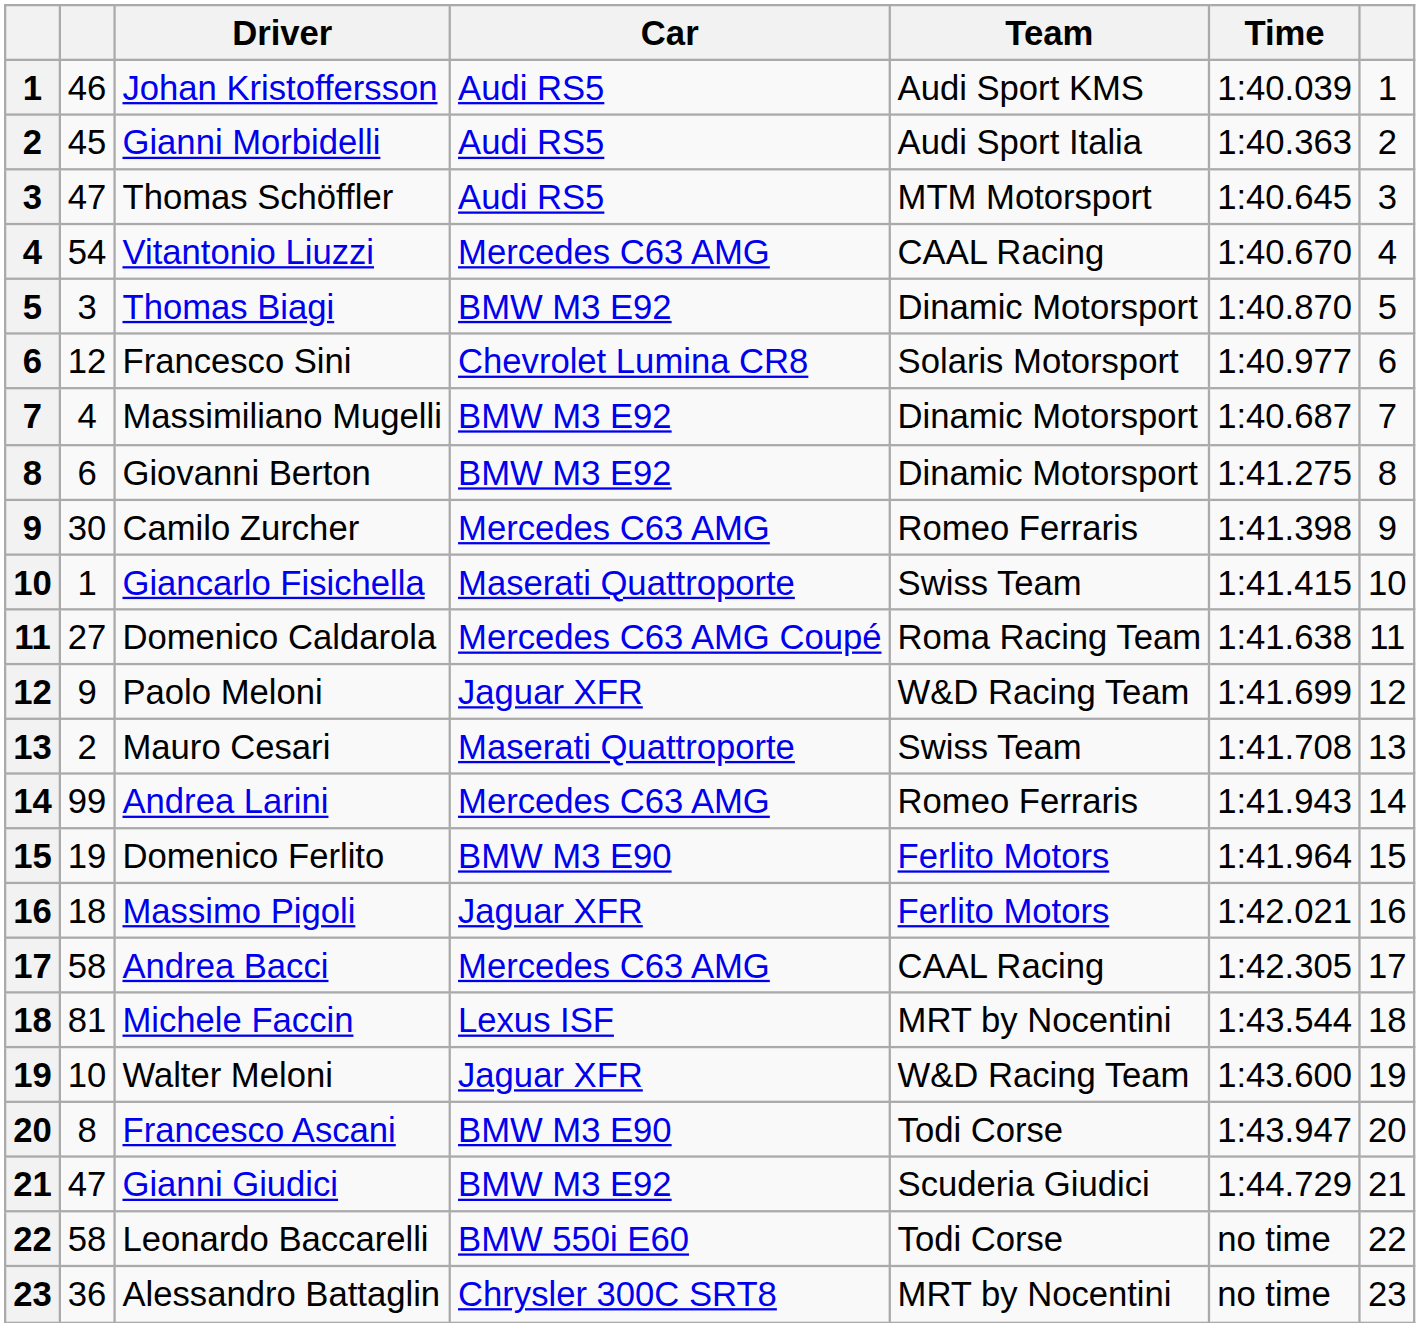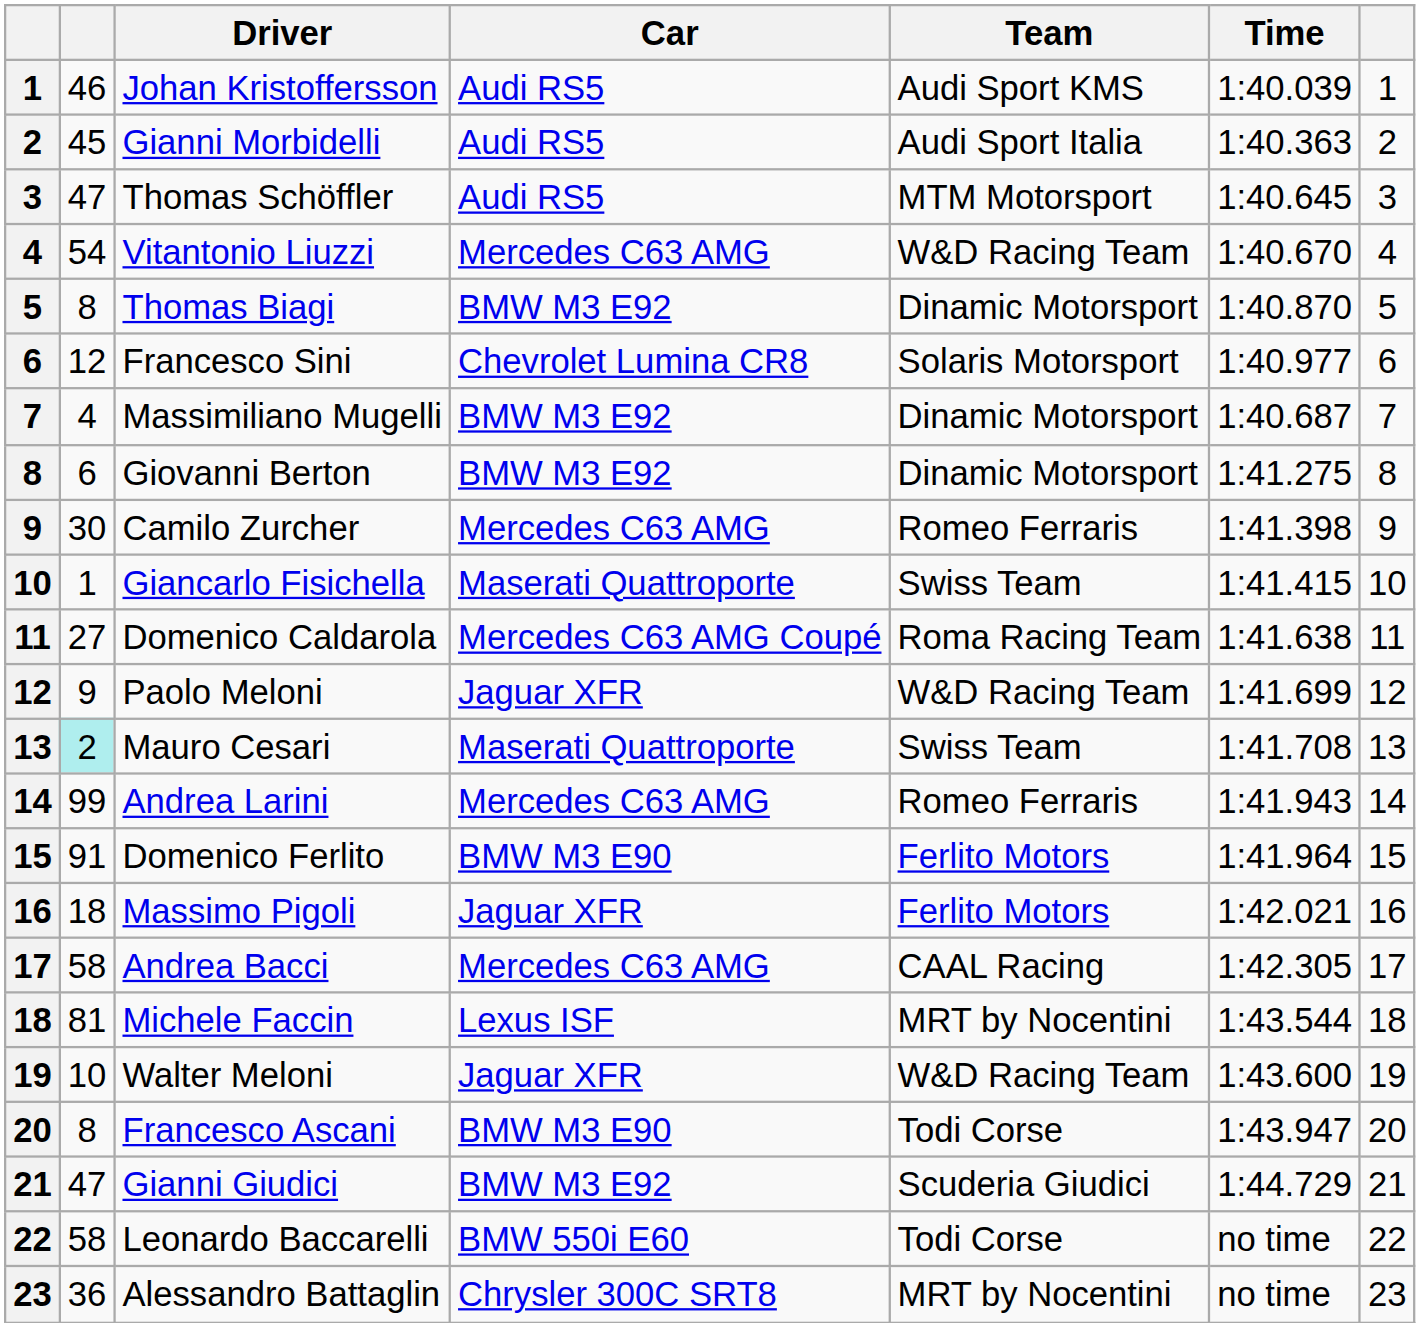(1001, 252) CAAL Racing -> (1044, 252) W&D Racing Team
(87, 307) 3 -> (87, 307) 8
(87, 746) no background -> (87, 746) paleturquoise background
(87, 856) 19 -> (87, 856) 91
